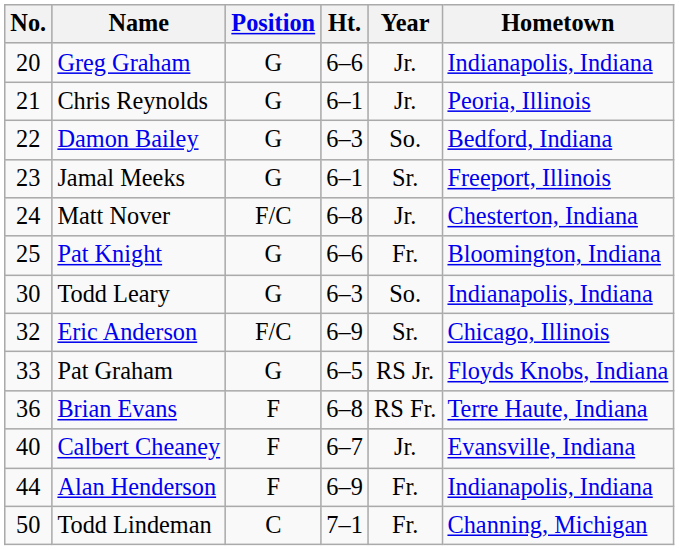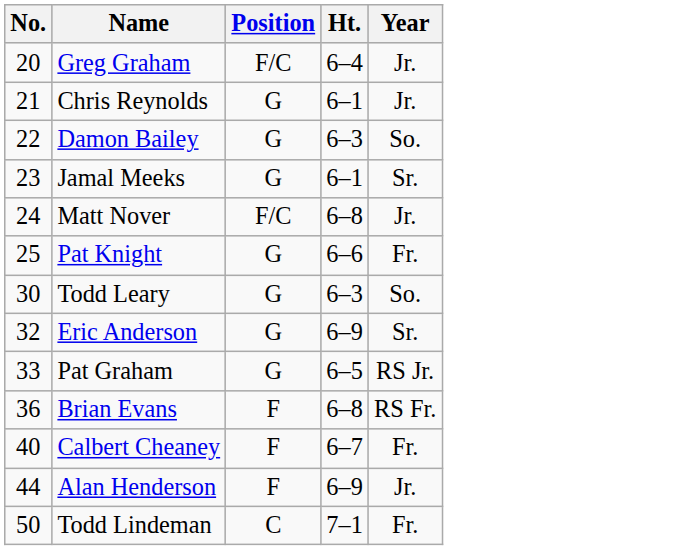- column: (558, 23)
(273, 62) G -> (273, 62) F/C
(345, 62) 6–6 -> (345, 62) 6–4
(273, 332) F/C -> (273, 332) G
(405, 448) Jr. -> (405, 448) Fr.
(405, 486) Fr. -> (405, 486) Jr.
